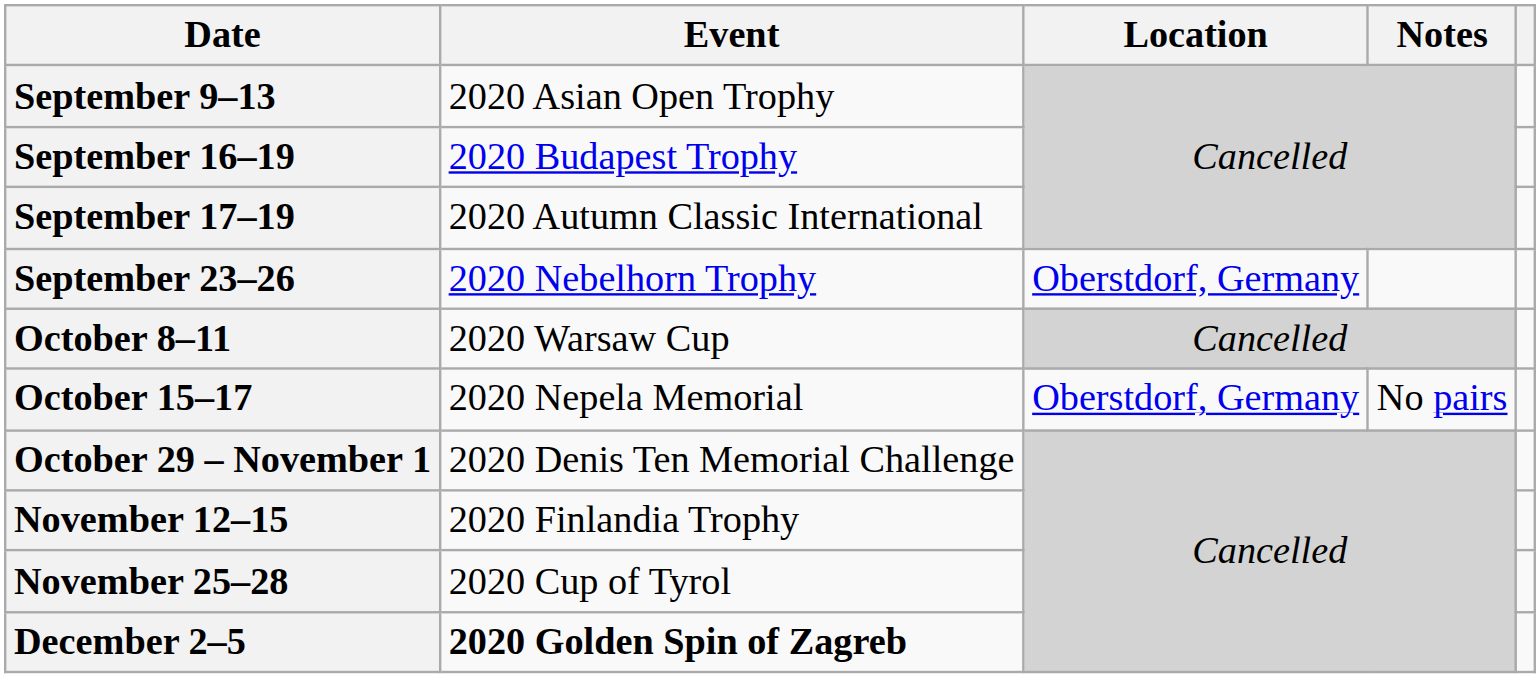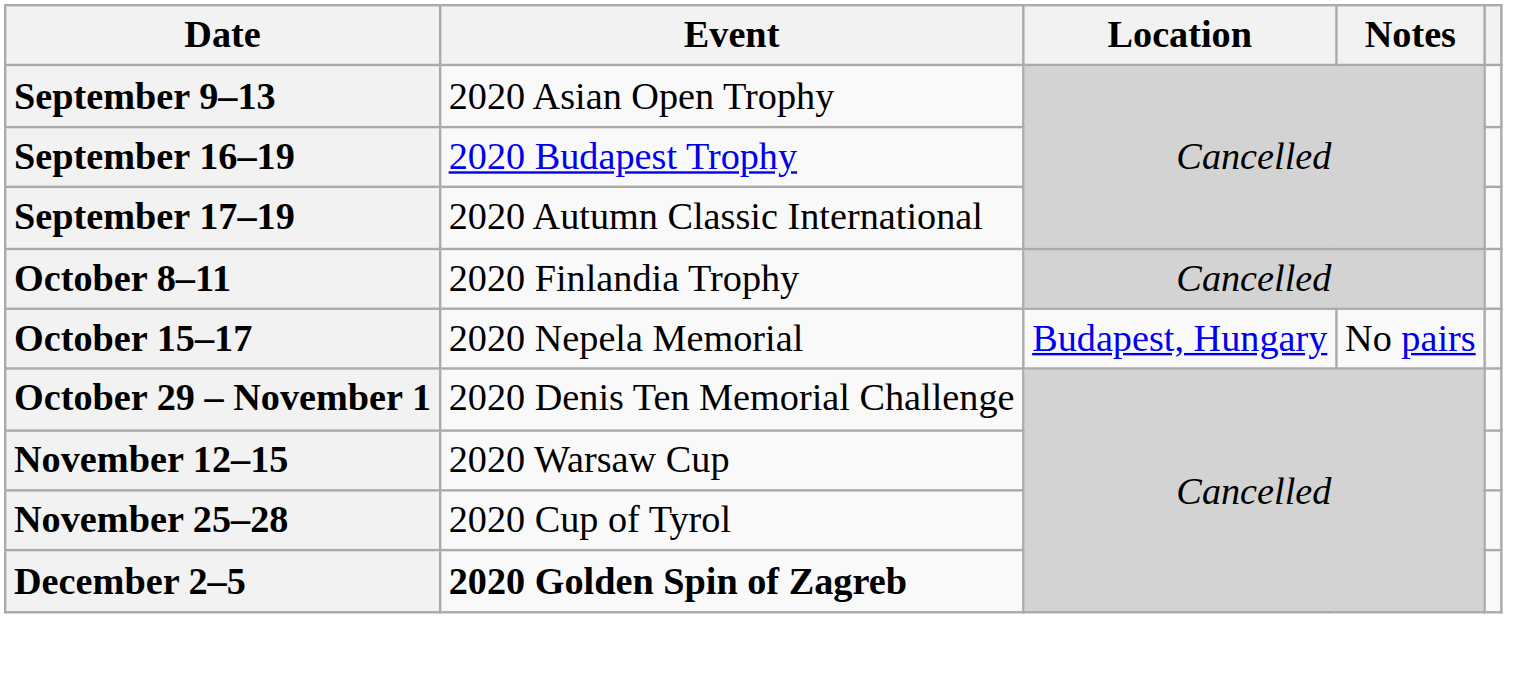- row: (154, 277)
(589, 338) 2020 Warsaw Cup -> (624, 277) 2020 Finlandia Trophy
(1196, 398) Oberstdorf, Germany -> (1180, 338) Budapest, Hungary
(624, 519) 2020 Finlandia Trophy -> (589, 459) 2020 Warsaw Cup
